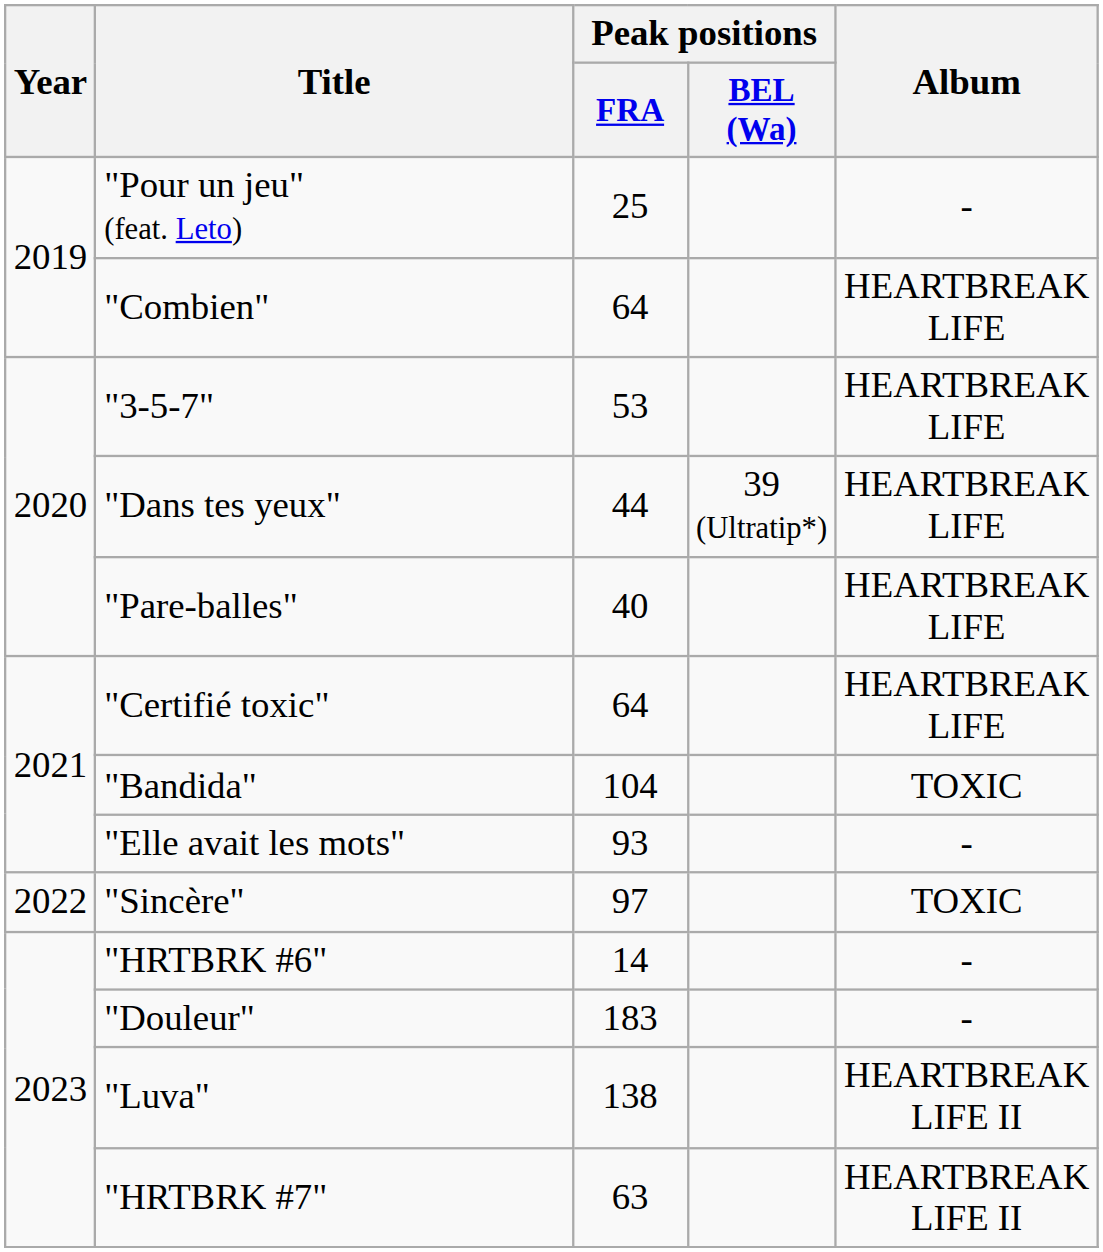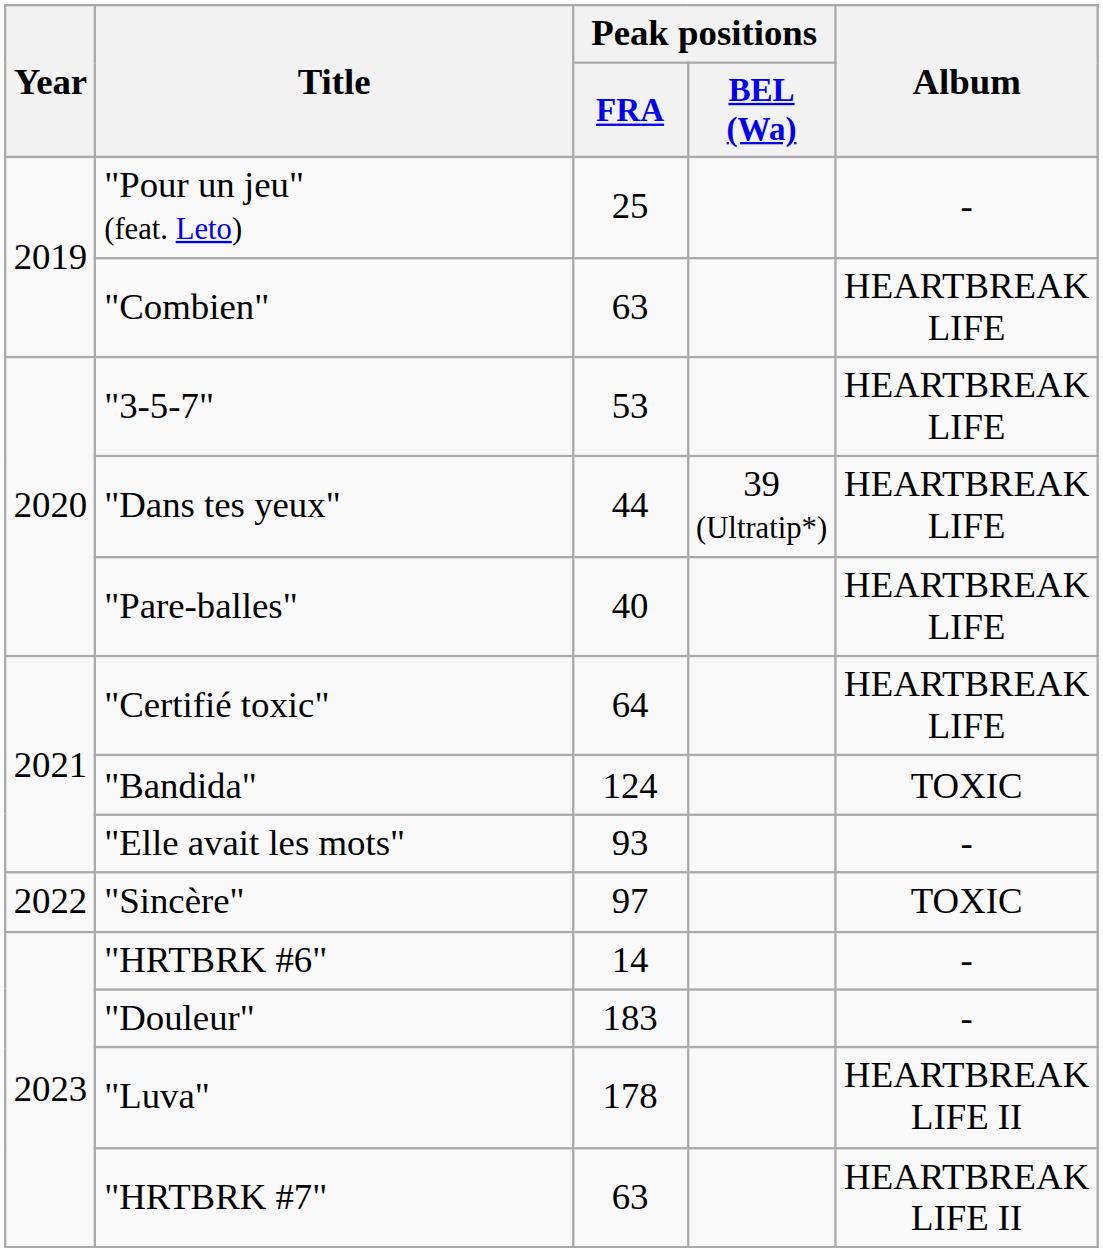(630, 306) 64 -> (630, 306) 63
(630, 784) 104 -> (630, 784) 124
(630, 1096) 138 -> (630, 1096) 178
